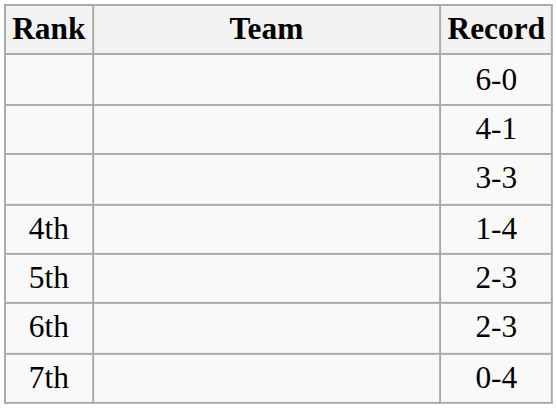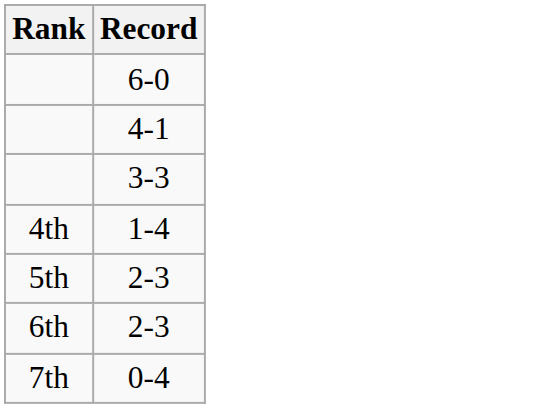- column: (266, 29)
